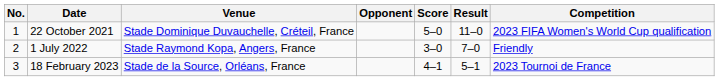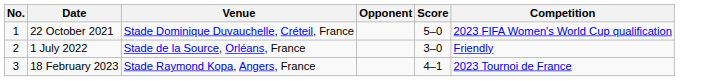- column: (471, 13)
(220, 48) Stade Raymond Kopa, Angers, France -> (215, 48) Stade de la Source, Orléans, France
(215, 66) Stade de la Source, Orléans, France -> (220, 66) Stade Raymond Kopa, Angers, France
